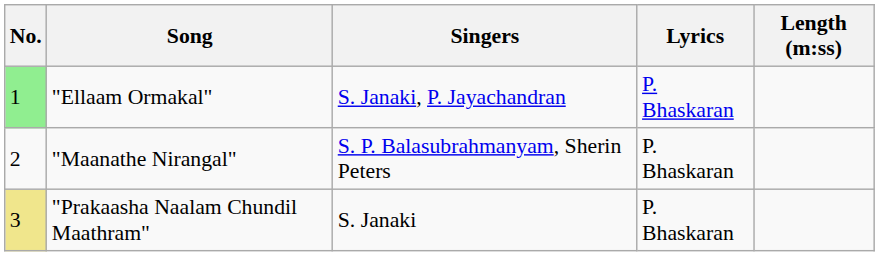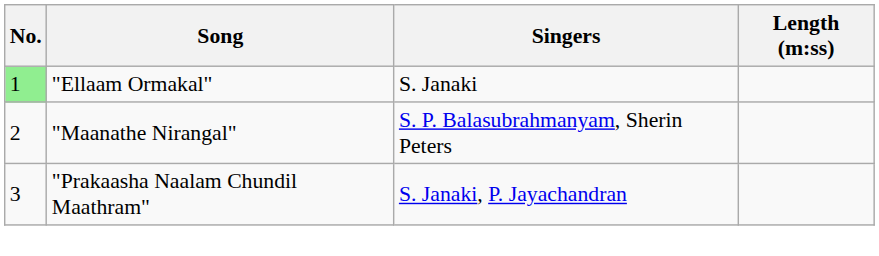- column: (695, 35)
(452, 97) S. Janaki, P. Jayachandran -> (438, 84) S. Janaki
(15, 220) khaki background -> (15, 194) no background
(377, 220) S. Janaki -> (513, 194) S. Janaki, P. Jayachandran
